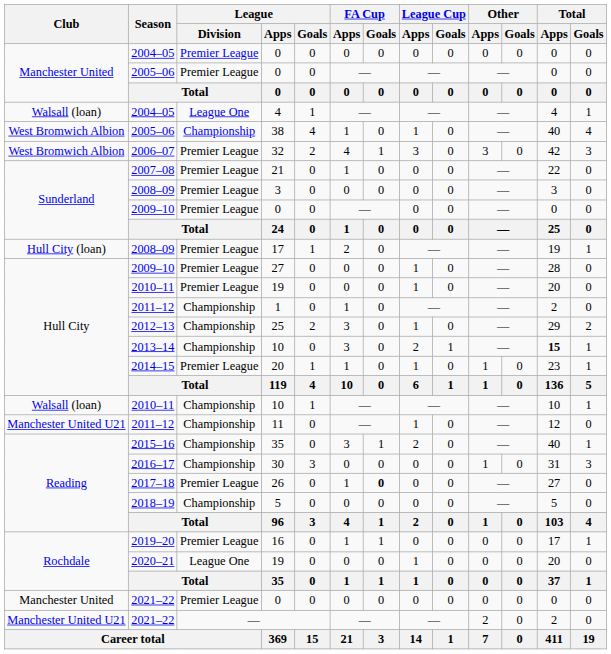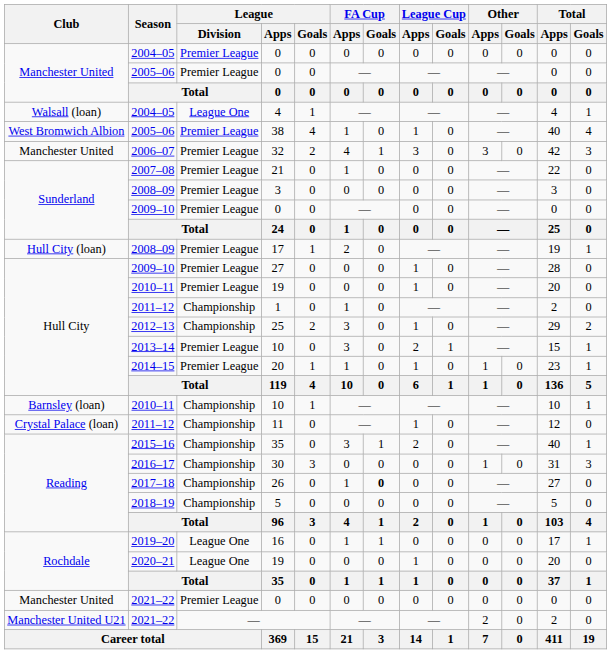(219, 131) Championship -> (219, 131) Premier League
(66, 151) West Bromwich Albion -> (66, 151) Manchester United
(219, 346) Championship -> (219, 346) Premier League
(554, 346) bold -> (554, 346) normal
(66, 405) Walsall (loan) -> (66, 405) Barnsley (loan)
(66, 424) Manchester United U21 -> (66, 424) Crystal Palace (loan)
(219, 483) Premier League -> (219, 483) Championship
(219, 541) Premier League -> (219, 541) League One
